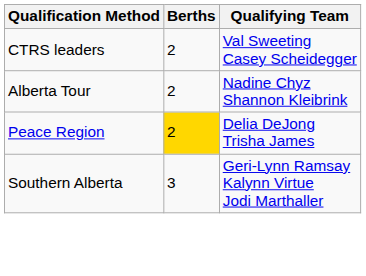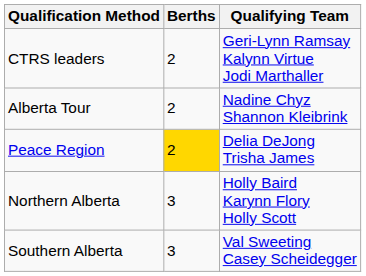(290, 49) Val Sweeting Casey Scheidegger -> (286, 58) Geri-Lynn Ramsay Kalynn Virtue Jodi Marthaller
+ row: (64, 200)
(286, 183) Geri-Lynn Ramsay Kalynn Virtue Jodi Marthaller -> (290, 250) Val Sweeting Casey Scheidegger
